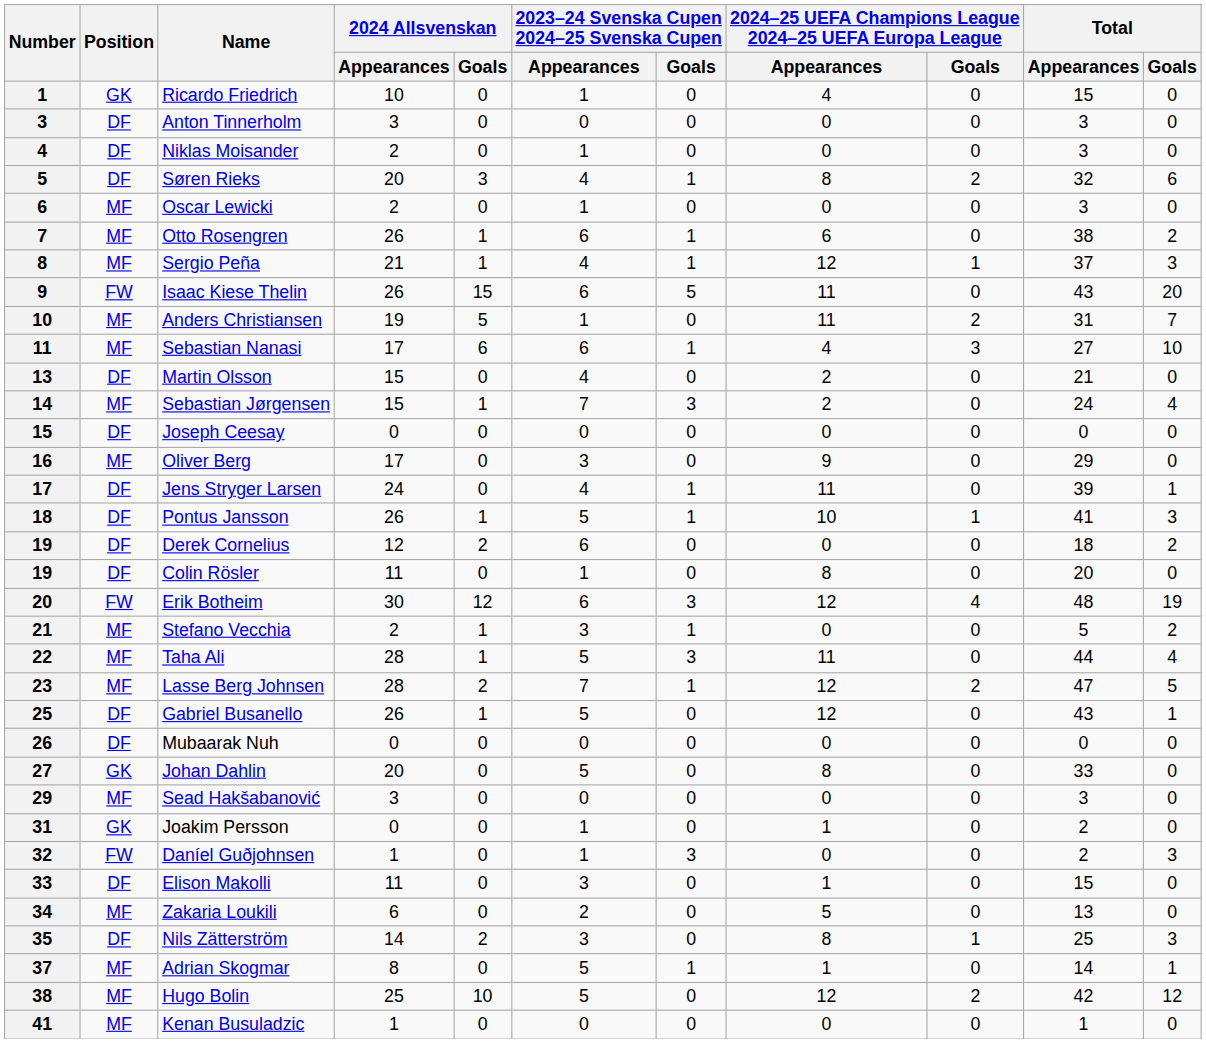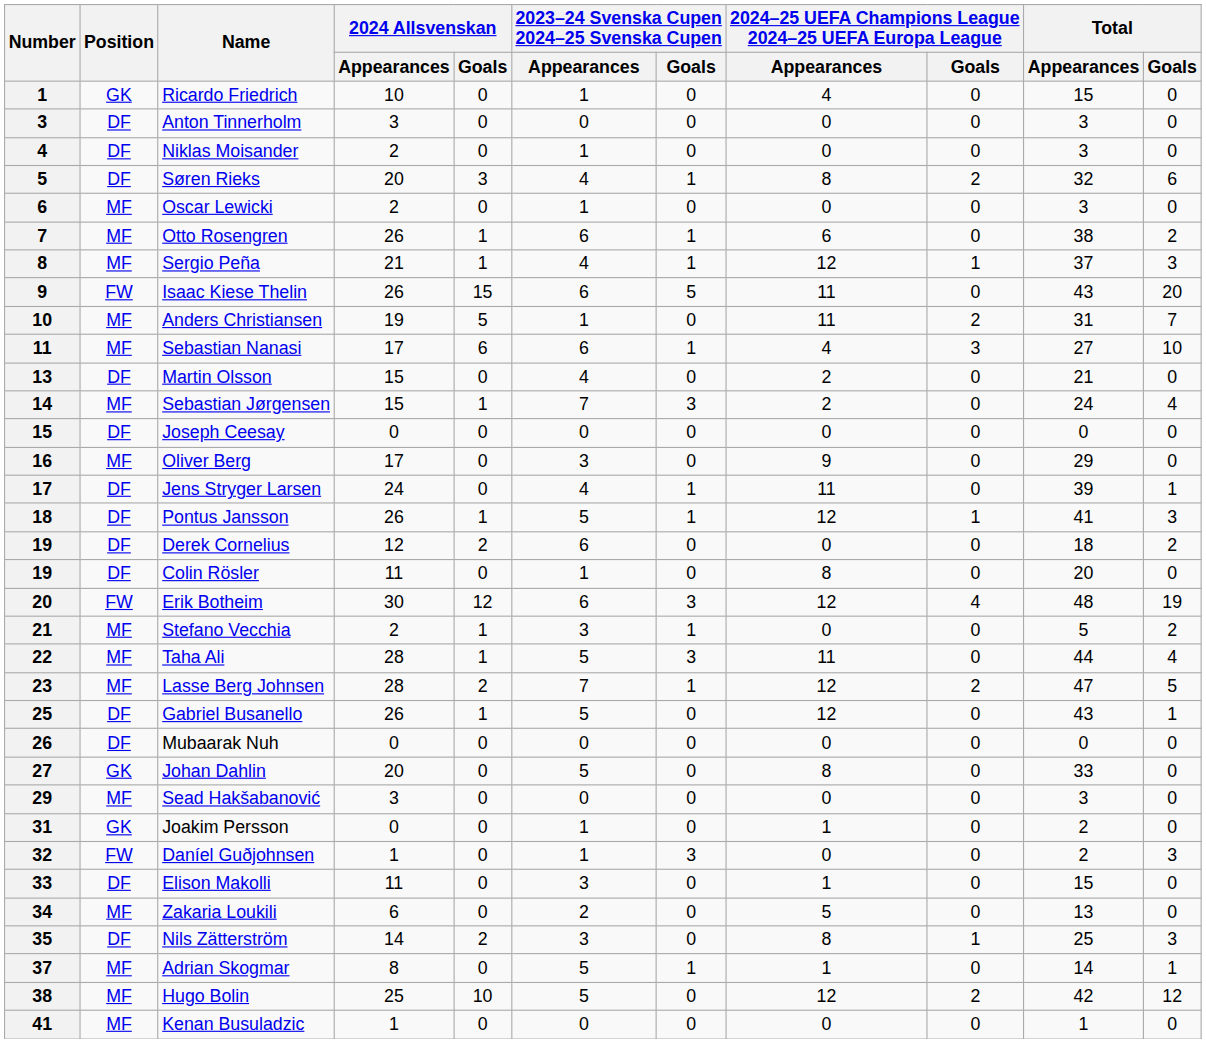(826, 517) 10 -> (826, 517) 12
